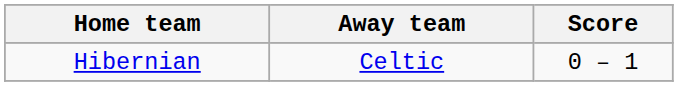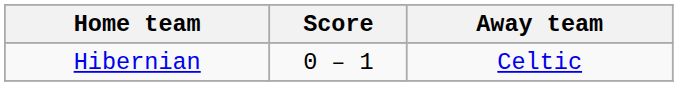columns swapped: (603, 24) <-> (402, 24)
